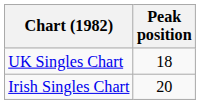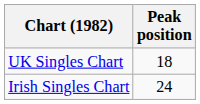(164, 86) 20 -> (164, 86) 24
